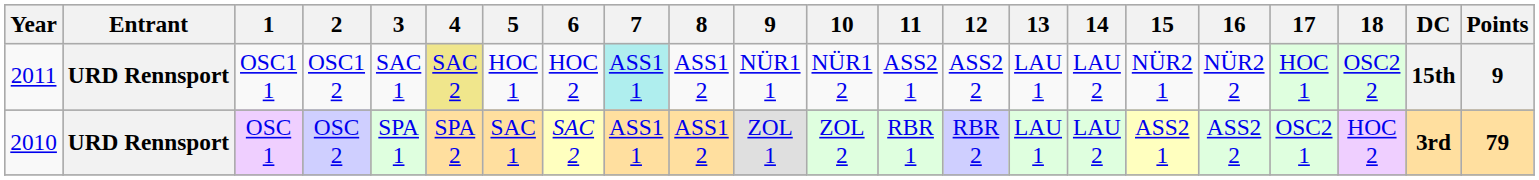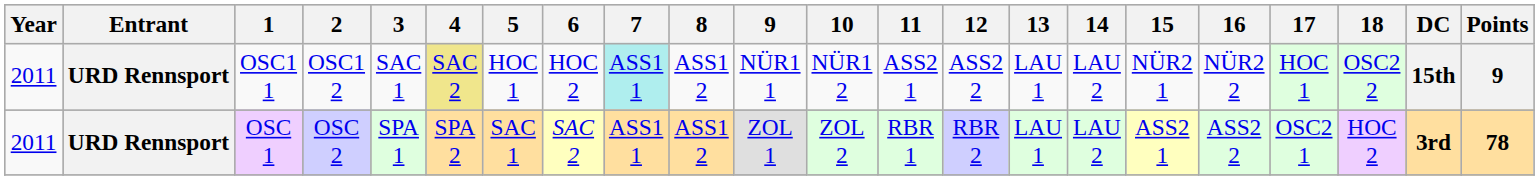(34, 142) 2010 -> (34, 142) 2011
(1497, 142) 79 -> (1497, 142) 78
